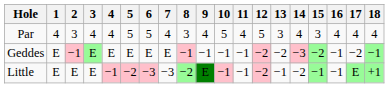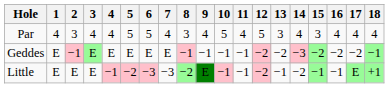(337, 53) −1 -> (337, 53) −2
